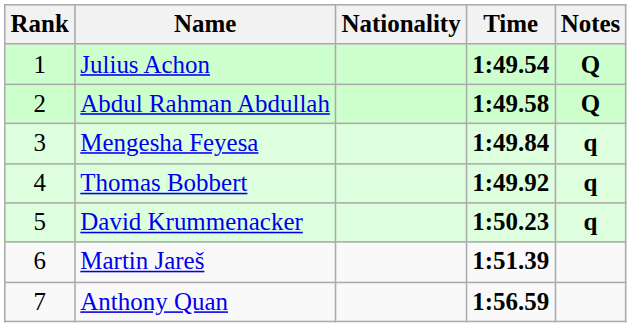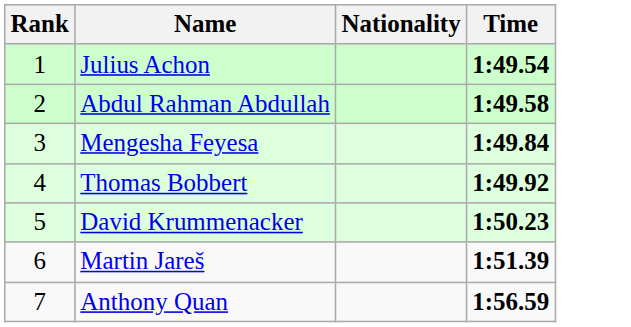- column: (590, 24)
